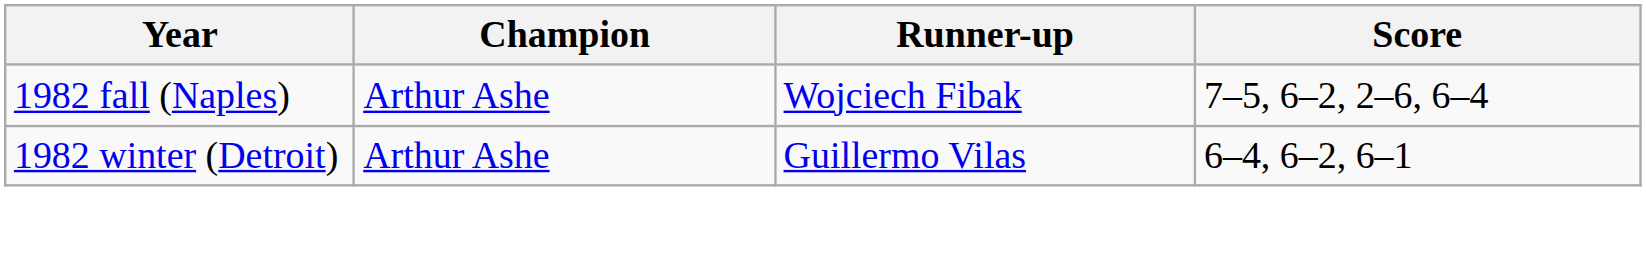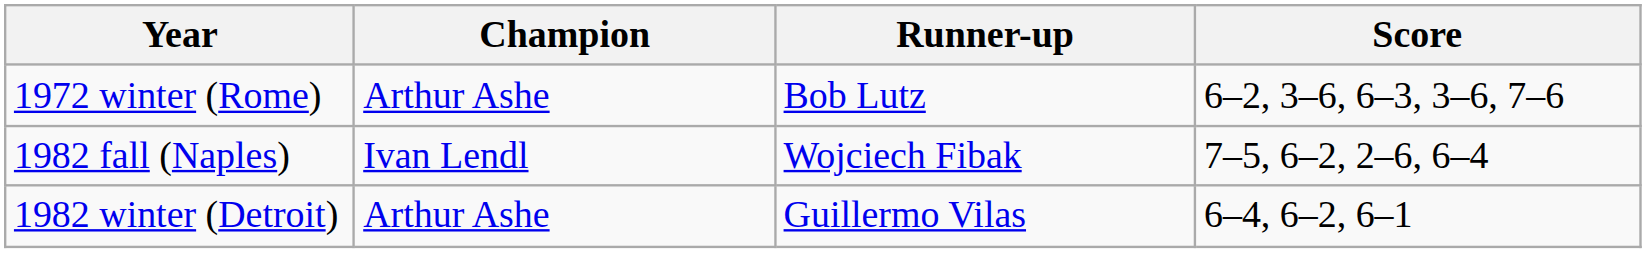+ row: (168, 94)
(456, 94) Arthur Ashe -> (446, 154) Ivan Lendl
